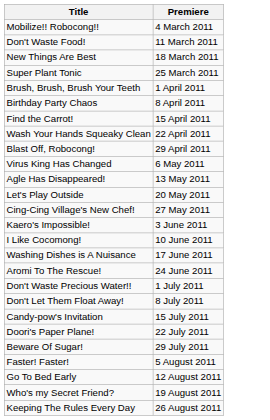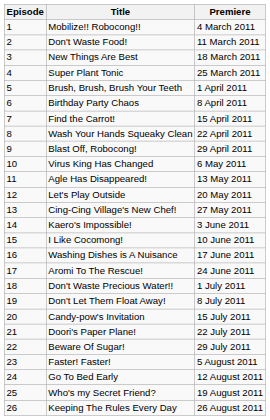+ column: (25, 12)
